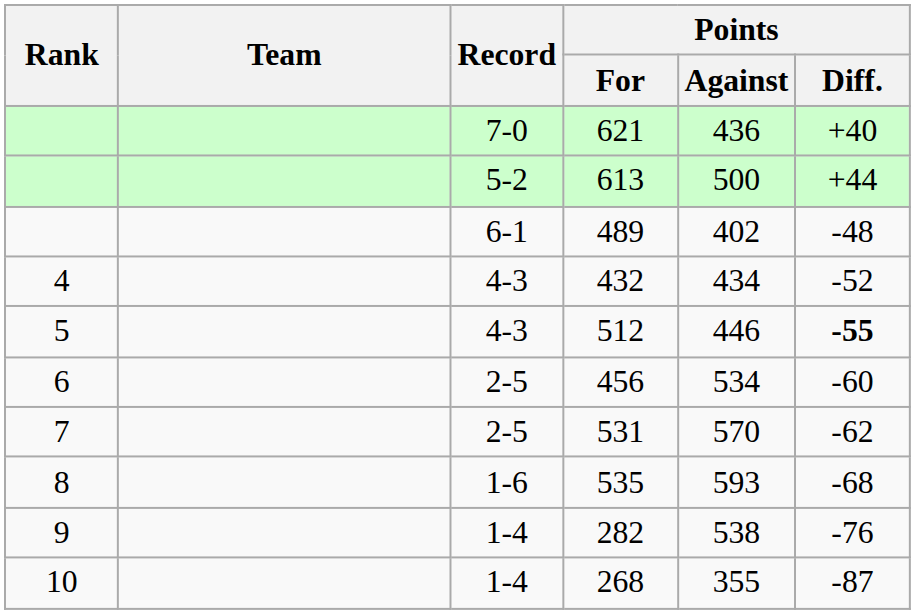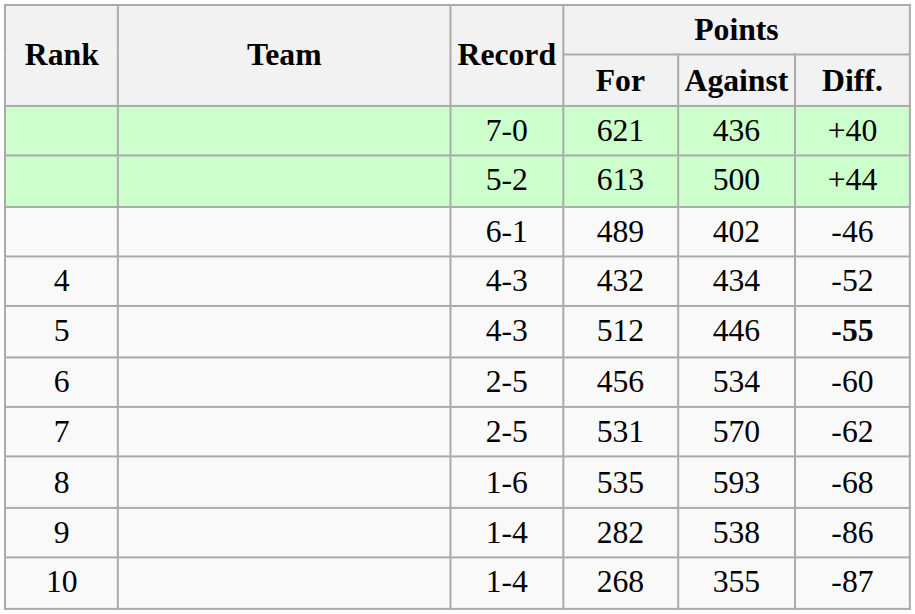(852, 230) -48 -> (852, 230) -46
(852, 532) -76 -> (852, 532) -86
